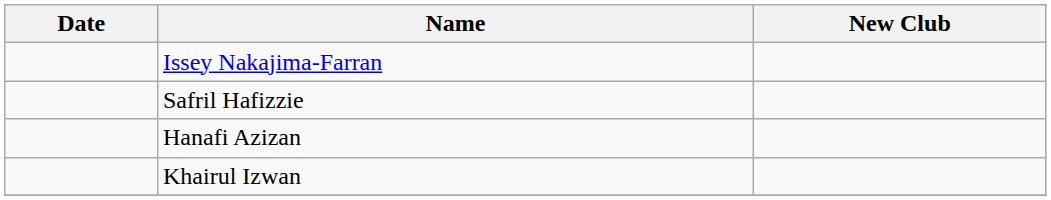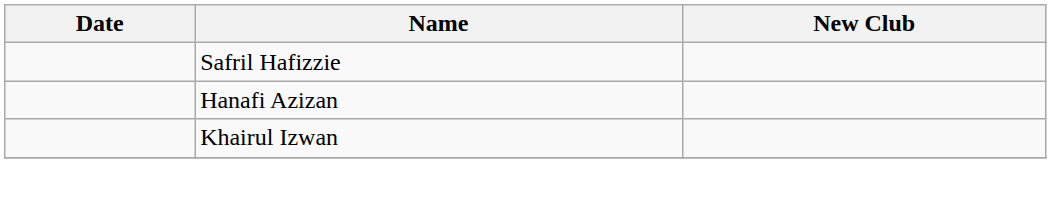- row: (273, 61)
